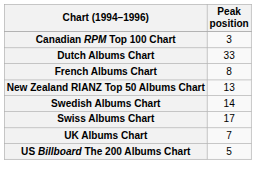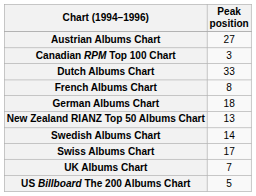+ row: (106, 39)
+ row: (106, 103)
